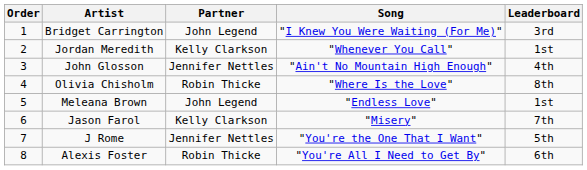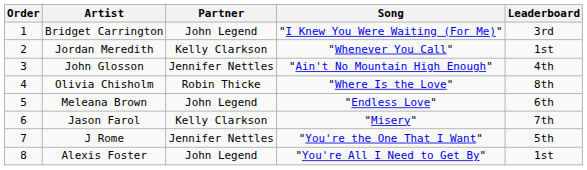(544, 102) 1st -> (544, 102) 6th
(221, 156) Robin Thicke -> (221, 156) John Legend
(544, 156) 6th -> (544, 156) 1st
